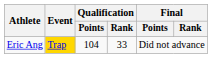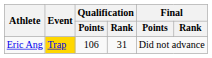(91, 45) 104 -> (91, 45) 106
(122, 45) 33 -> (122, 45) 31
